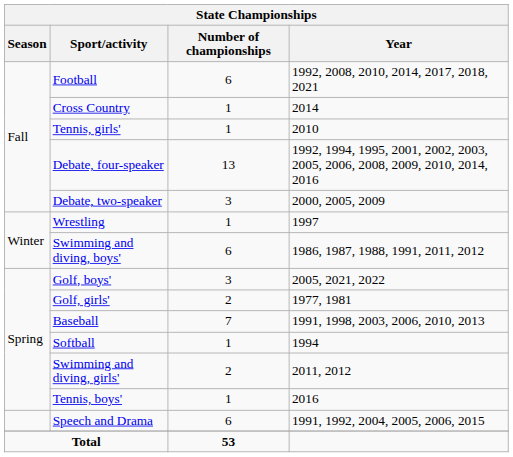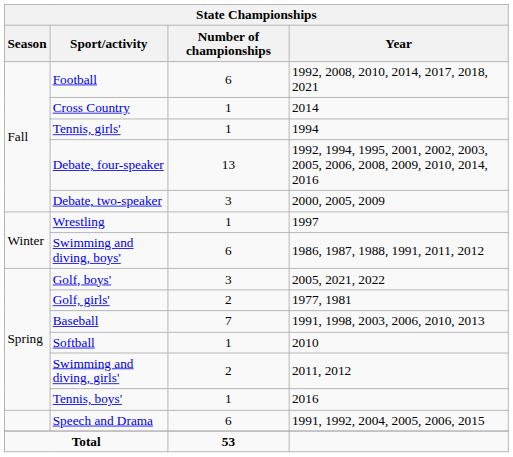(305, 129) 2010 -> (305, 129) 1994
(305, 342) 1994 -> (305, 342) 2010
